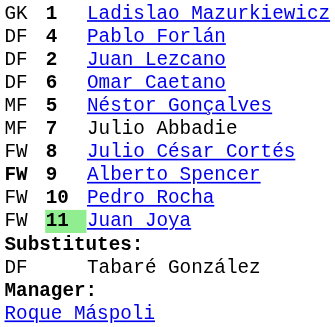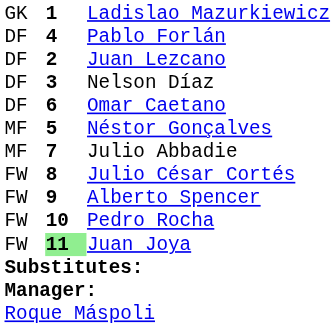+ row: (151, 83)
(16, 175) bold -> (16, 198) normal
- row: (174, 268)
